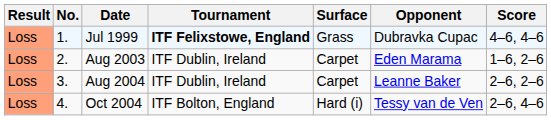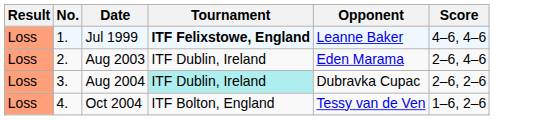- column: (342, 15)
(426, 37) Dubravka Cupac -> (360, 37) Leanne Baker
(517, 59) 1–6, 2–6 -> (459, 59) 2–6, 4–6
(209, 81) no background -> (209, 81) paleturquoise background
(417, 81) Leanne Baker -> (368, 81) Dubravka Cupac
(517, 103) 2–6, 4–6 -> (459, 103) 1–6, 2–6
